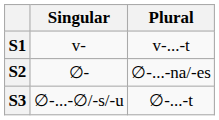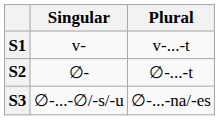(171, 72) ∅-...-na/-es -> (171, 72) ∅-...-t
(171, 100) ∅-...-t -> (171, 100) ∅-...-na/-es
